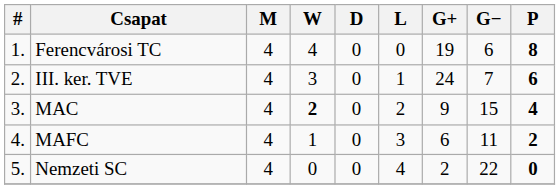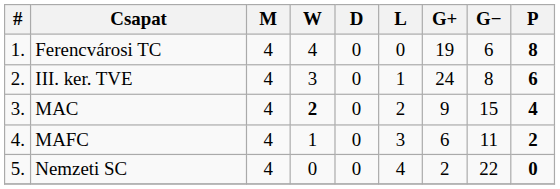(489, 79) 7 -> (489, 79) 8
